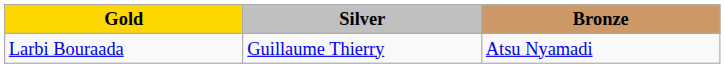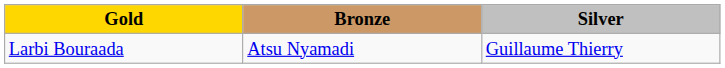columns swapped: (362, 19) <-> (601, 19)
